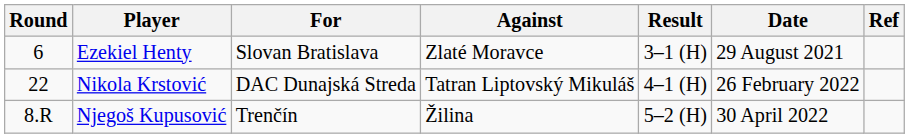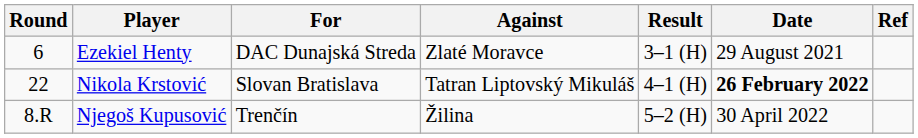(307, 52) Slovan Bratislava -> (326, 52) DAC Dunajská Streda
(326, 84) DAC Dunajská Streda -> (307, 84) Slovan Bratislava
(788, 84) normal -> (792, 84) bold
